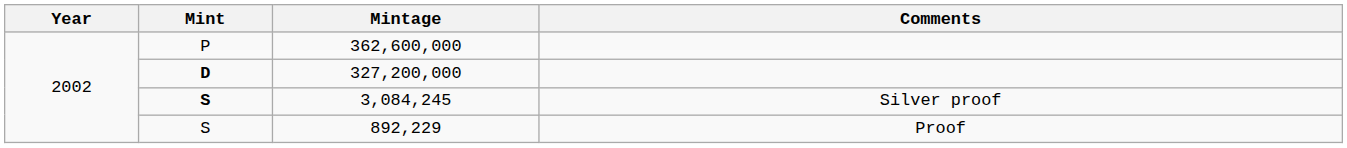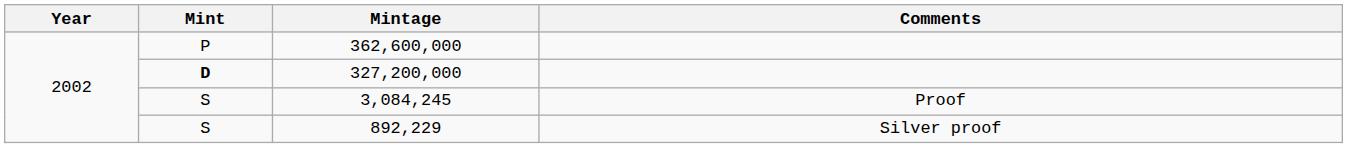(205, 101) bold -> (205, 101) normal
(941, 101) Silver proof -> (941, 101) Proof
(941, 129) Proof -> (941, 129) Silver proof
